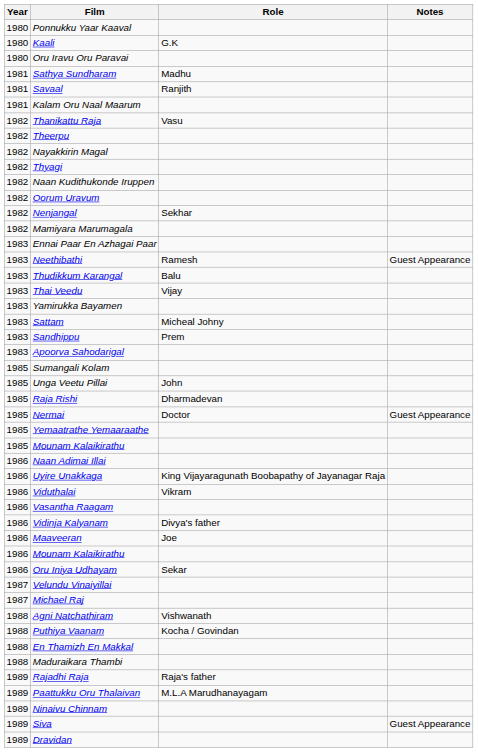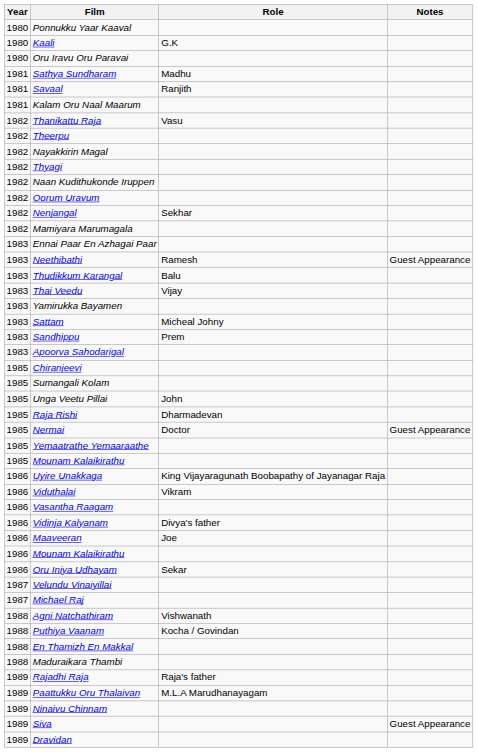+ row: (17, 368)
- row: (17, 461)
